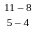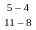rows swapped: (18, 7) <-> (18, 22)
